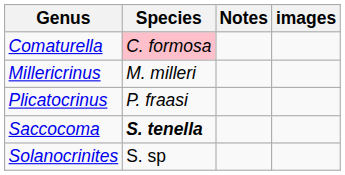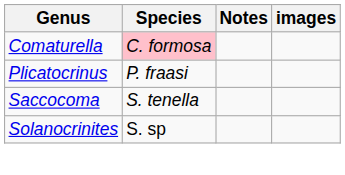- row: (55, 73)
(164, 128) bold -> (163, 101) normal
